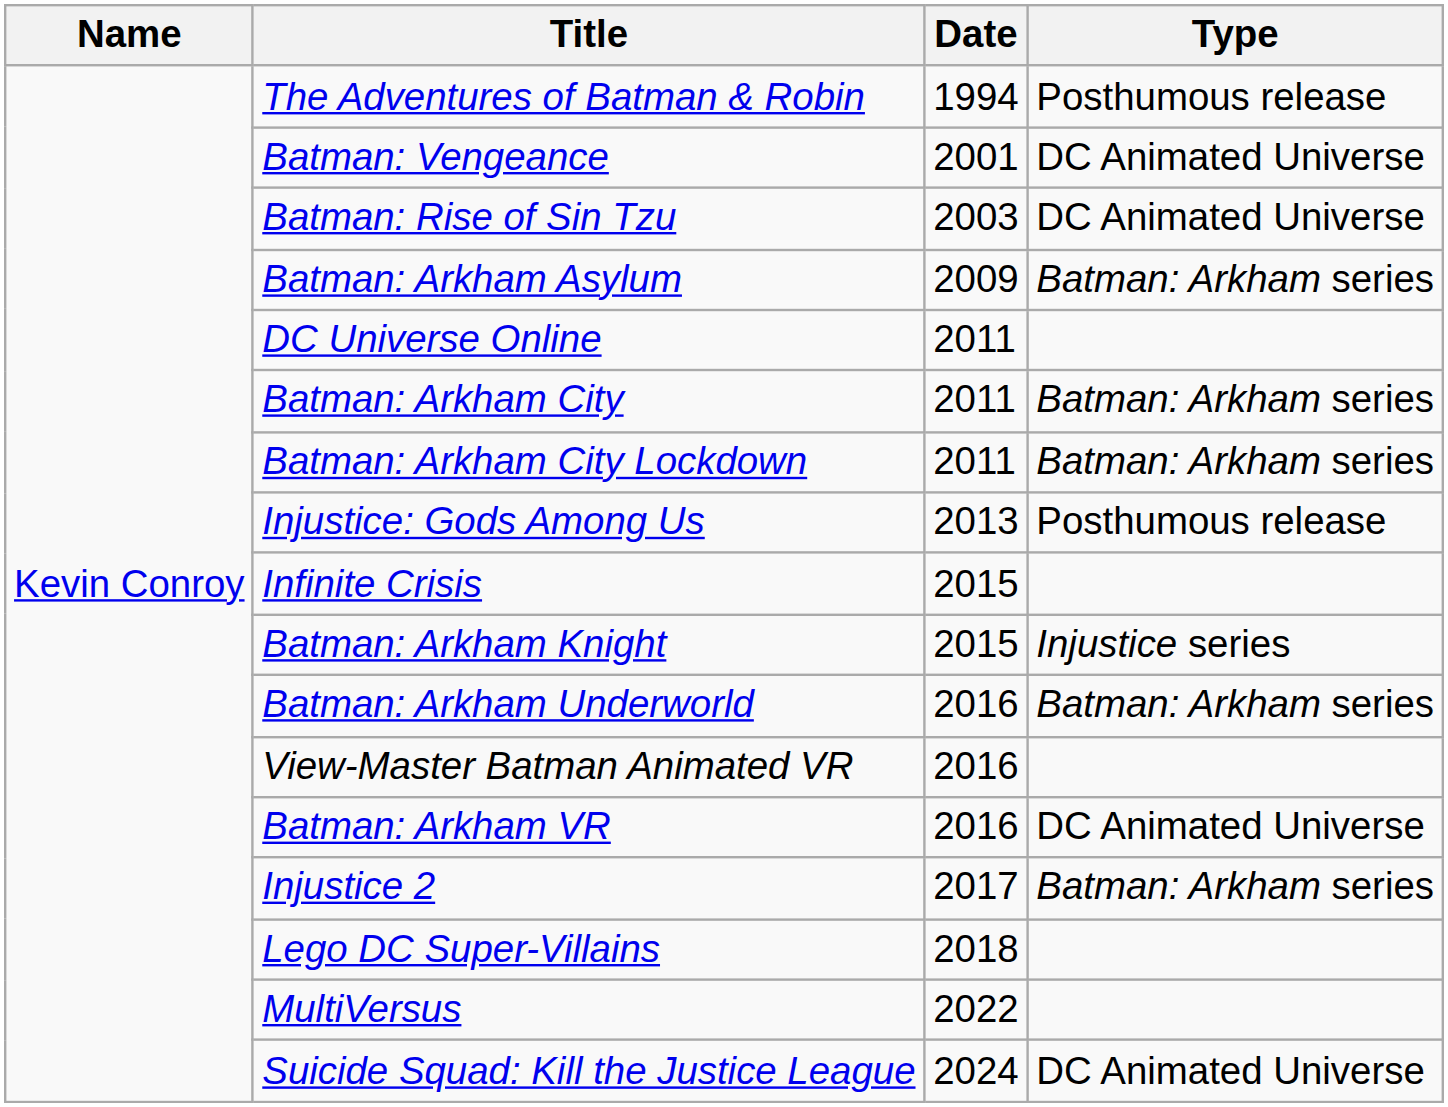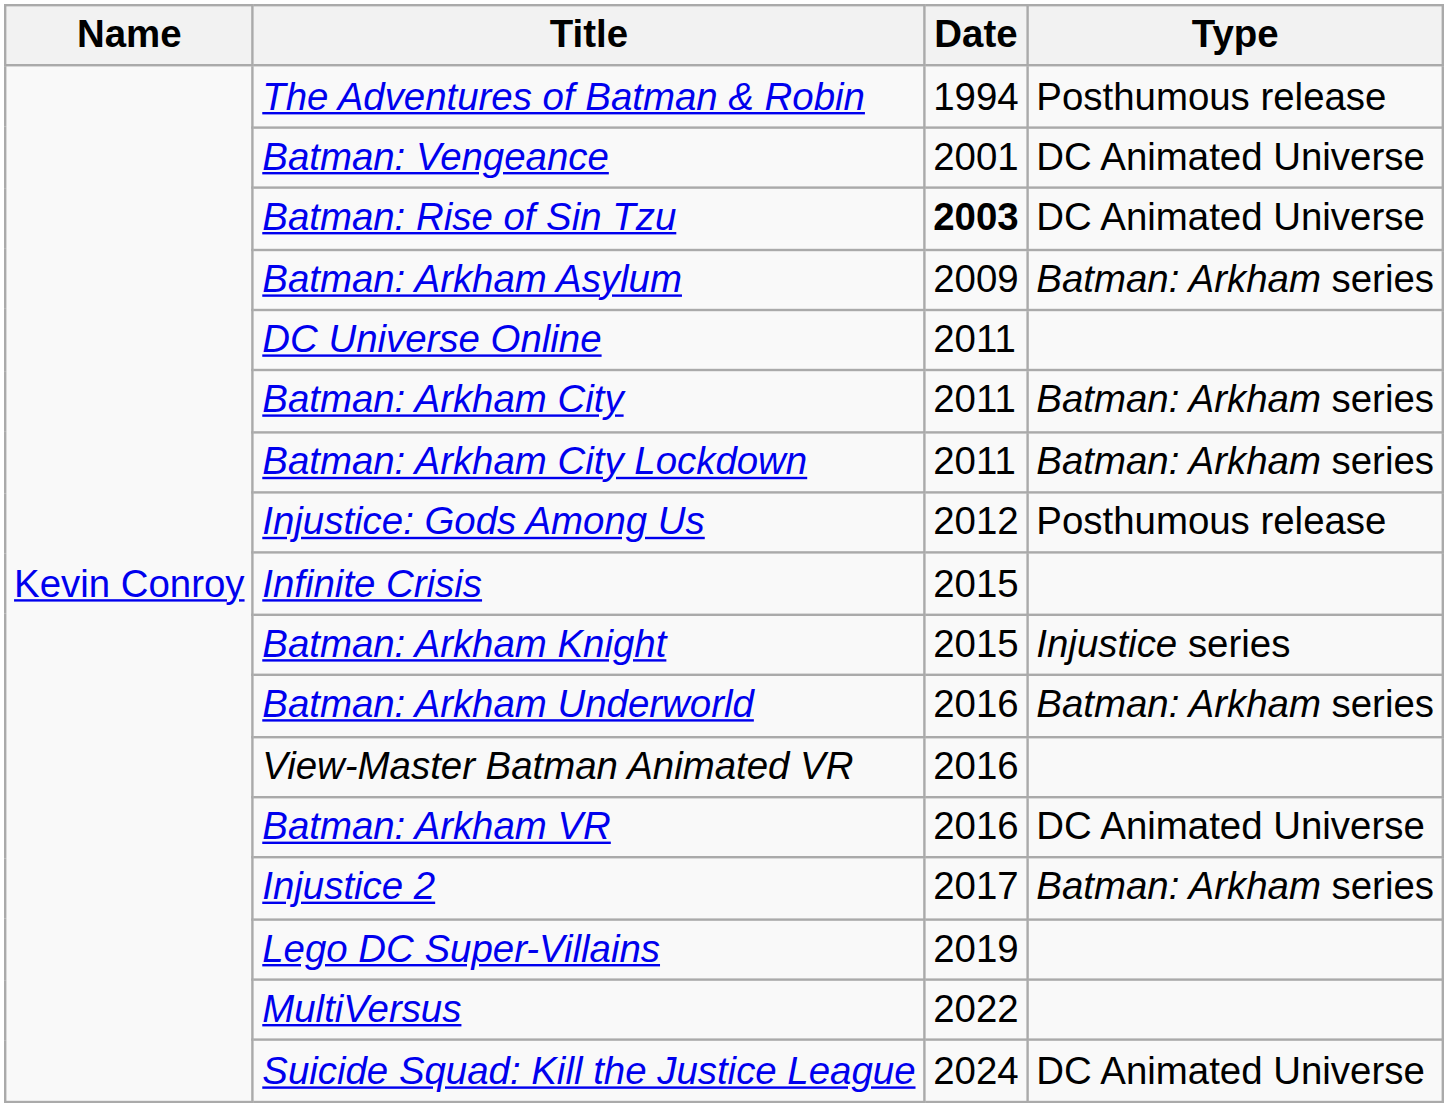(976, 217) normal -> (976, 217) bold
(976, 522) 2013 -> (976, 522) 2012
(976, 948) 2018 -> (976, 948) 2019
